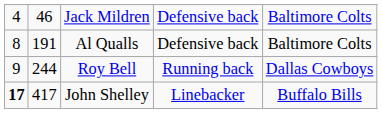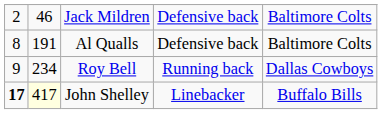(16, 17) 4 -> (16, 17) 2
(44, 69) 244 -> (44, 69) 234
(44, 95) no background -> (44, 95) lightyellow background
